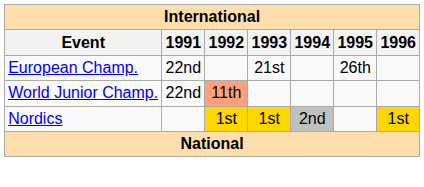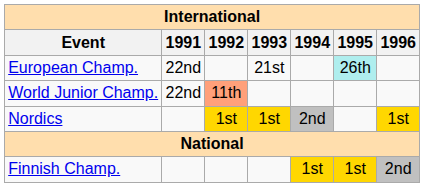(355, 67) no background -> (355, 67) paleturquoise background
+ row: (64, 169)
